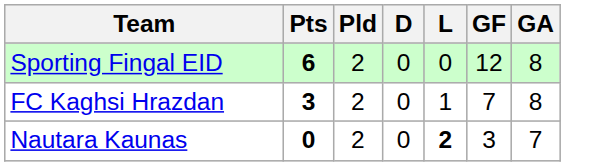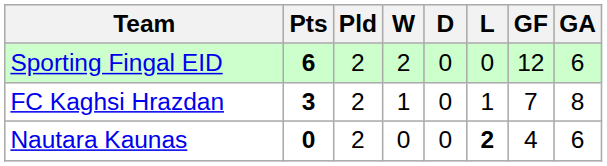+ column: (403, 23)
(536, 62) 8 -> (577, 62) 6
(489, 140) 3 -> (531, 140) 4
(536, 140) 7 -> (577, 140) 6
